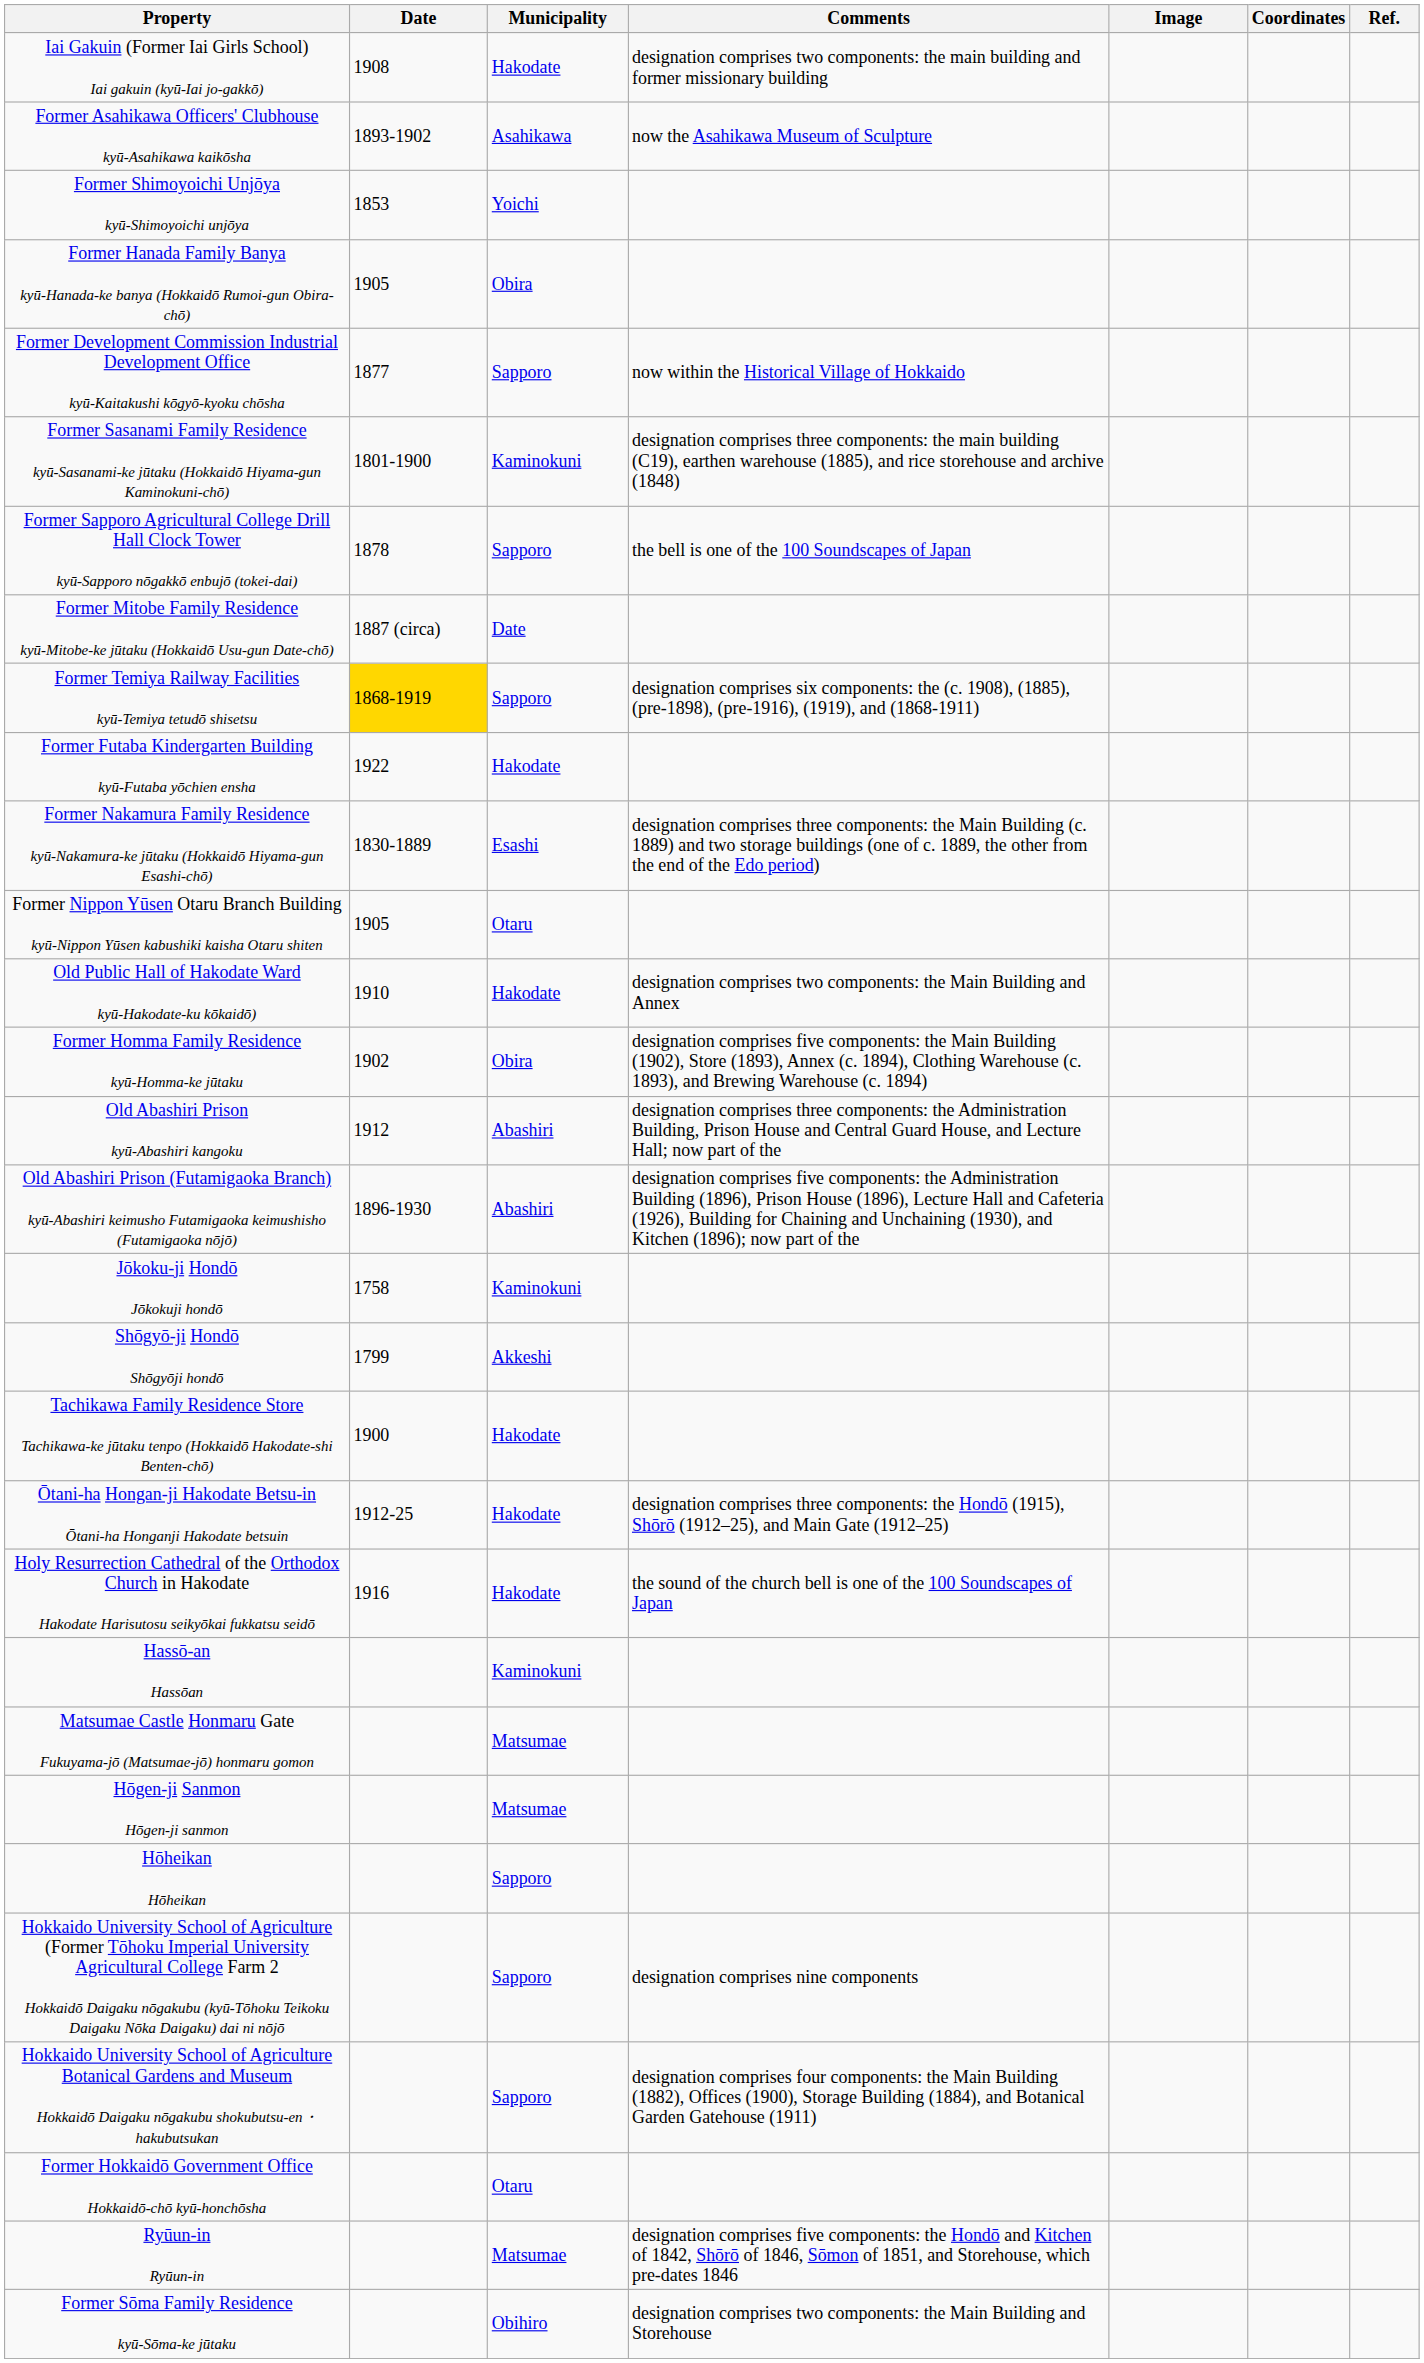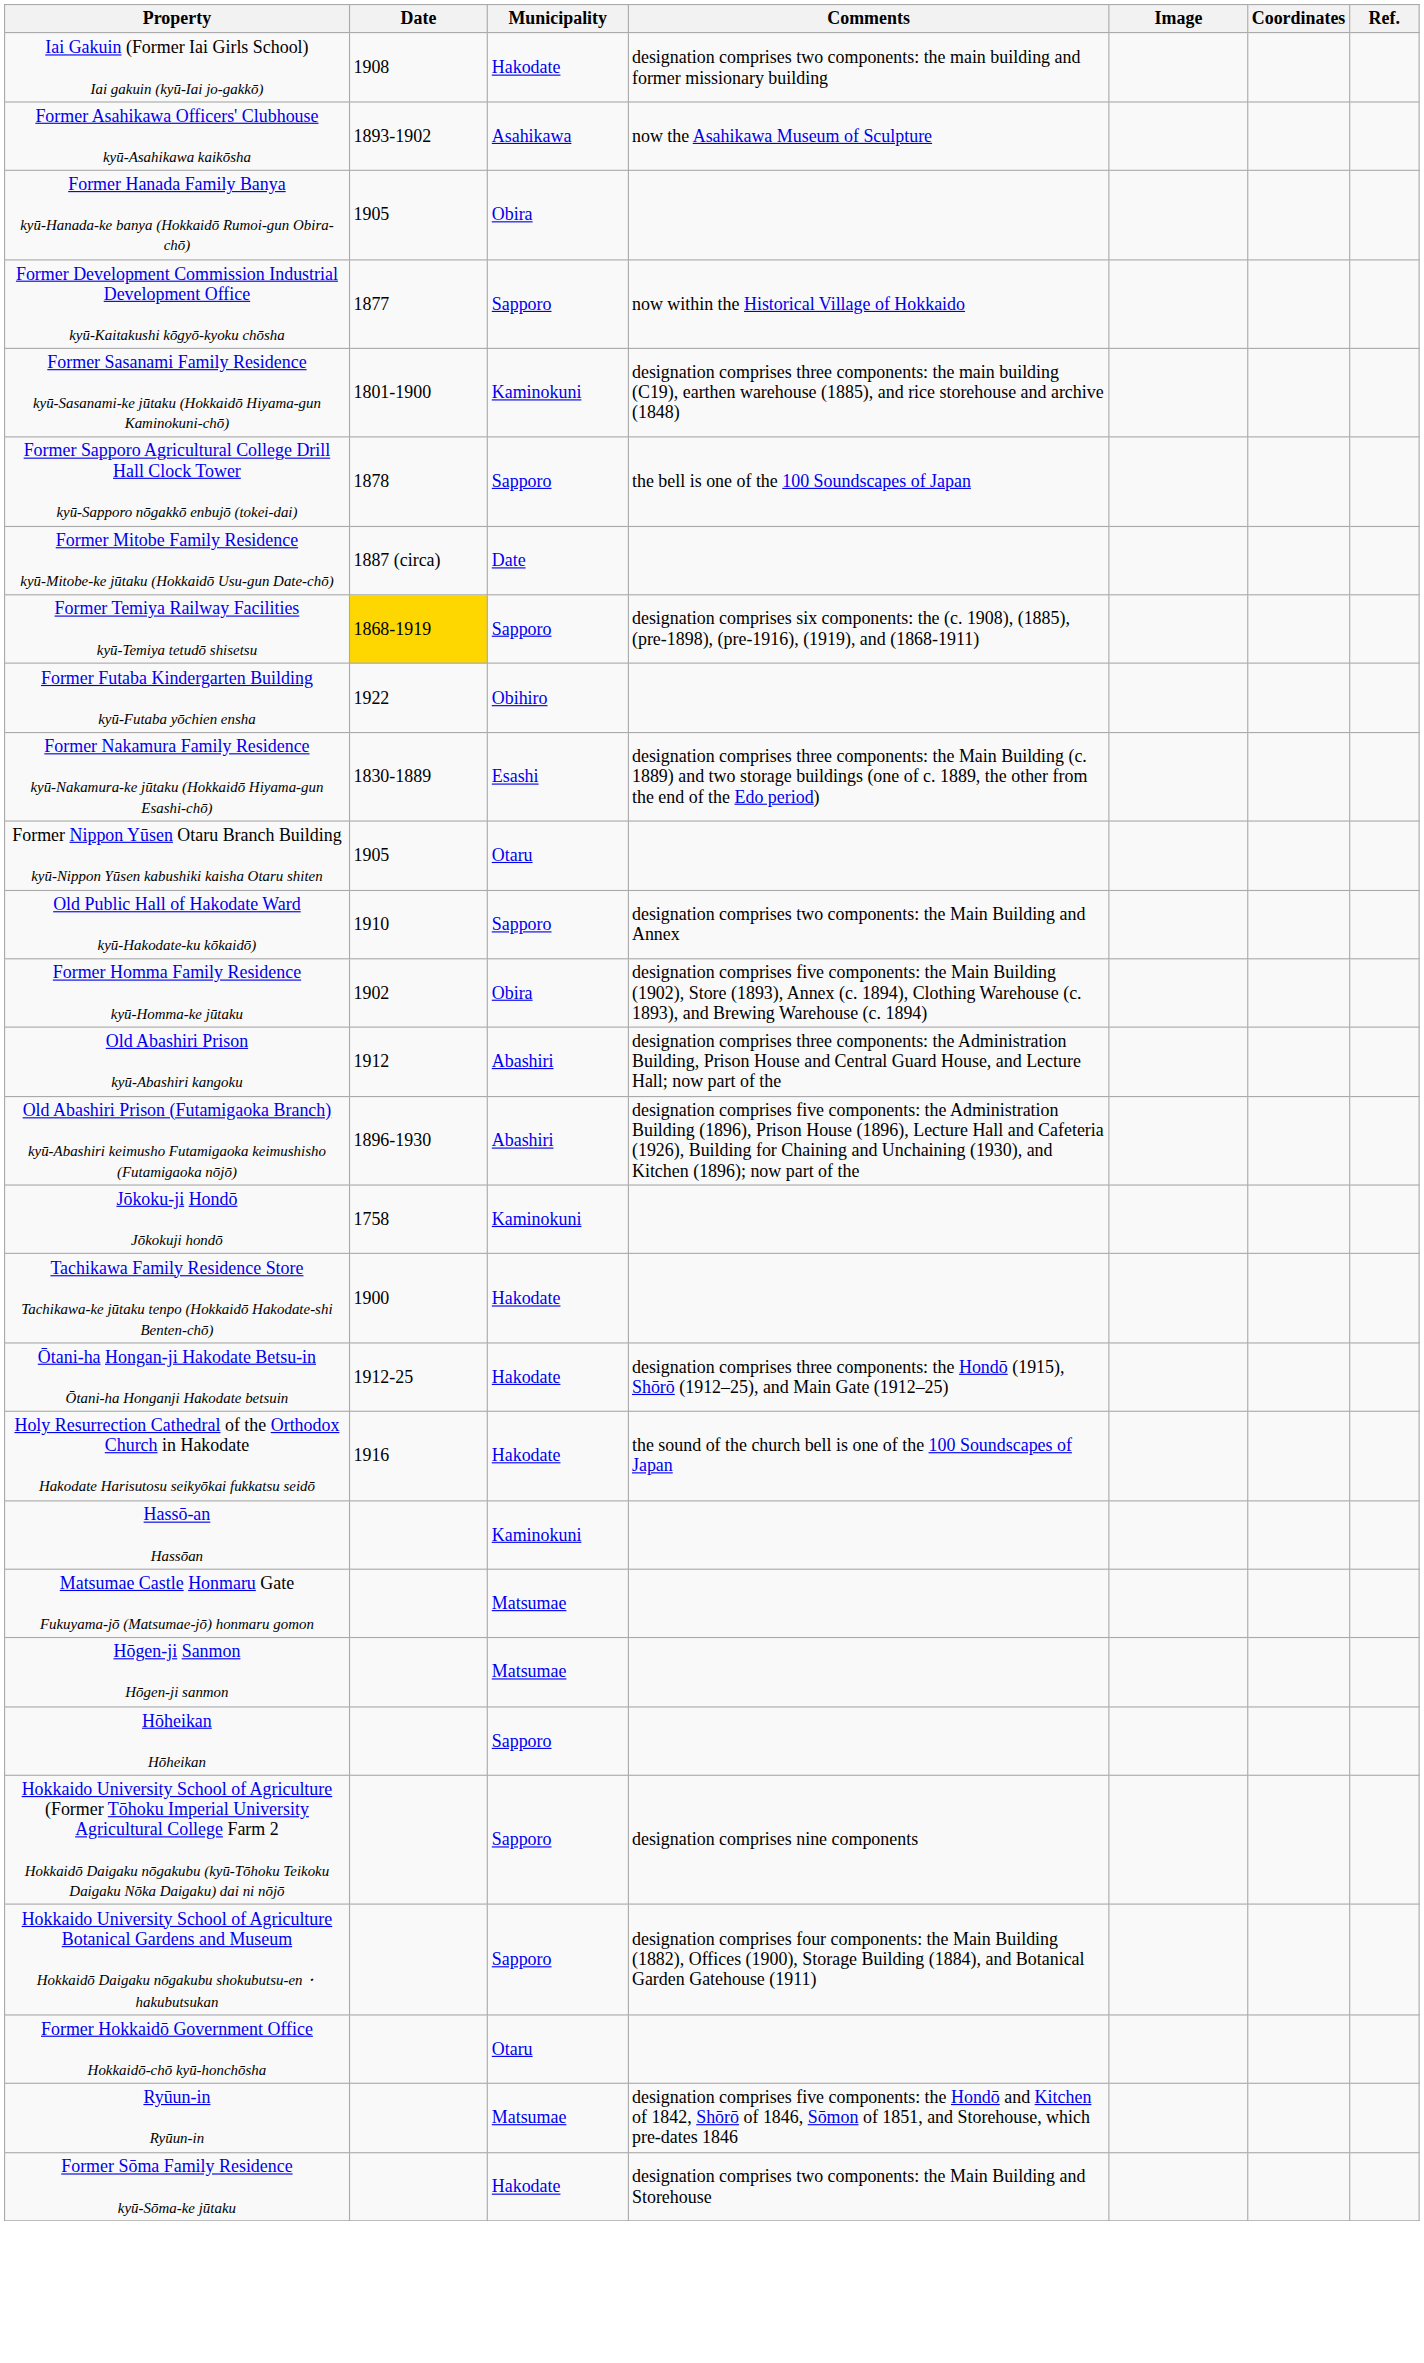- row: (177, 204)
(526, 766) Hakodate -> (520, 697) Obihiro
(526, 992) Hakodate -> (522, 924) Sapporo
- row: (177, 1356)
(520, 2323) Obihiro -> (526, 2186) Hakodate
